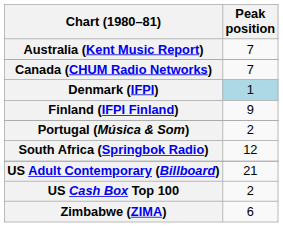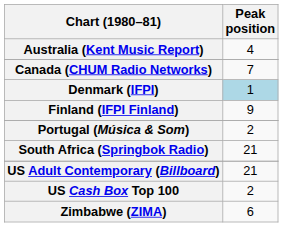(250, 49) 7 -> (250, 49) 4
(250, 150) 12 -> (250, 150) 21
